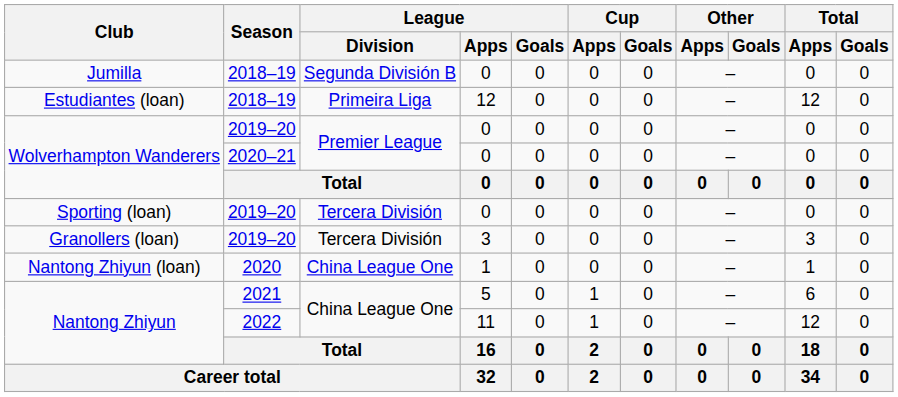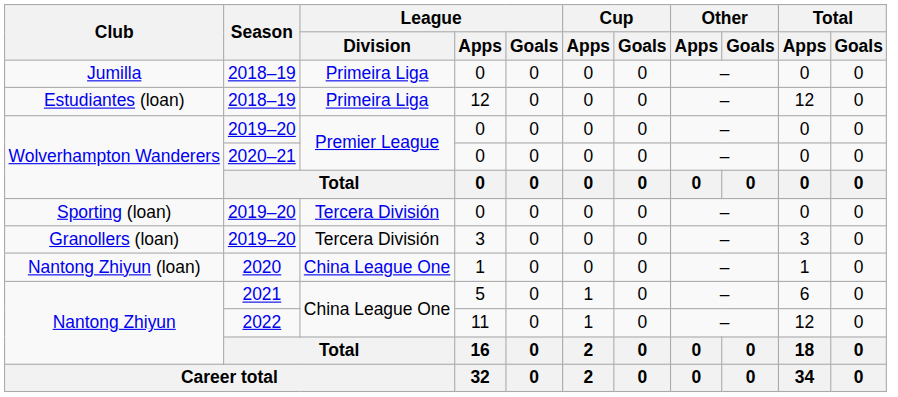(380, 73) Segunda División B -> (377, 73) Primeira Liga
